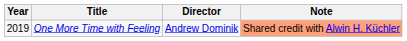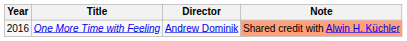(18, 28) 2019 -> (18, 28) 2016
